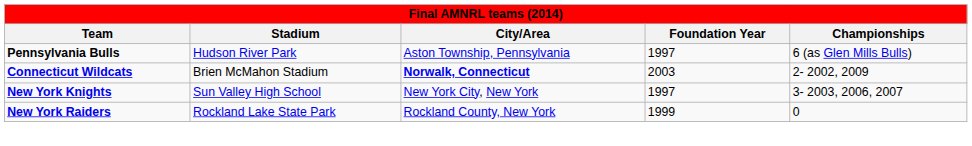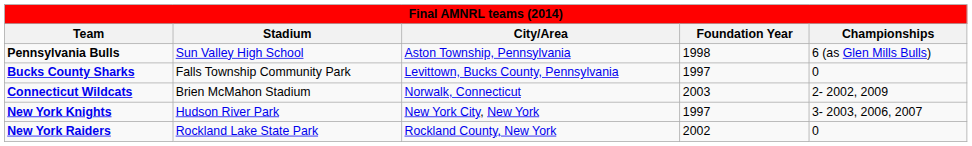(245, 53) Hudson River Park -> (240, 53) Sun Valley High School
(661, 53) 1997 -> (697, 53) 1998
+ row: (71, 72)
(467, 72) bold -> (463, 92) normal
(257, 92) Sun Valley High School -> (227, 111) Hudson River Park
(661, 111) 1999 -> (697, 131) 2002
